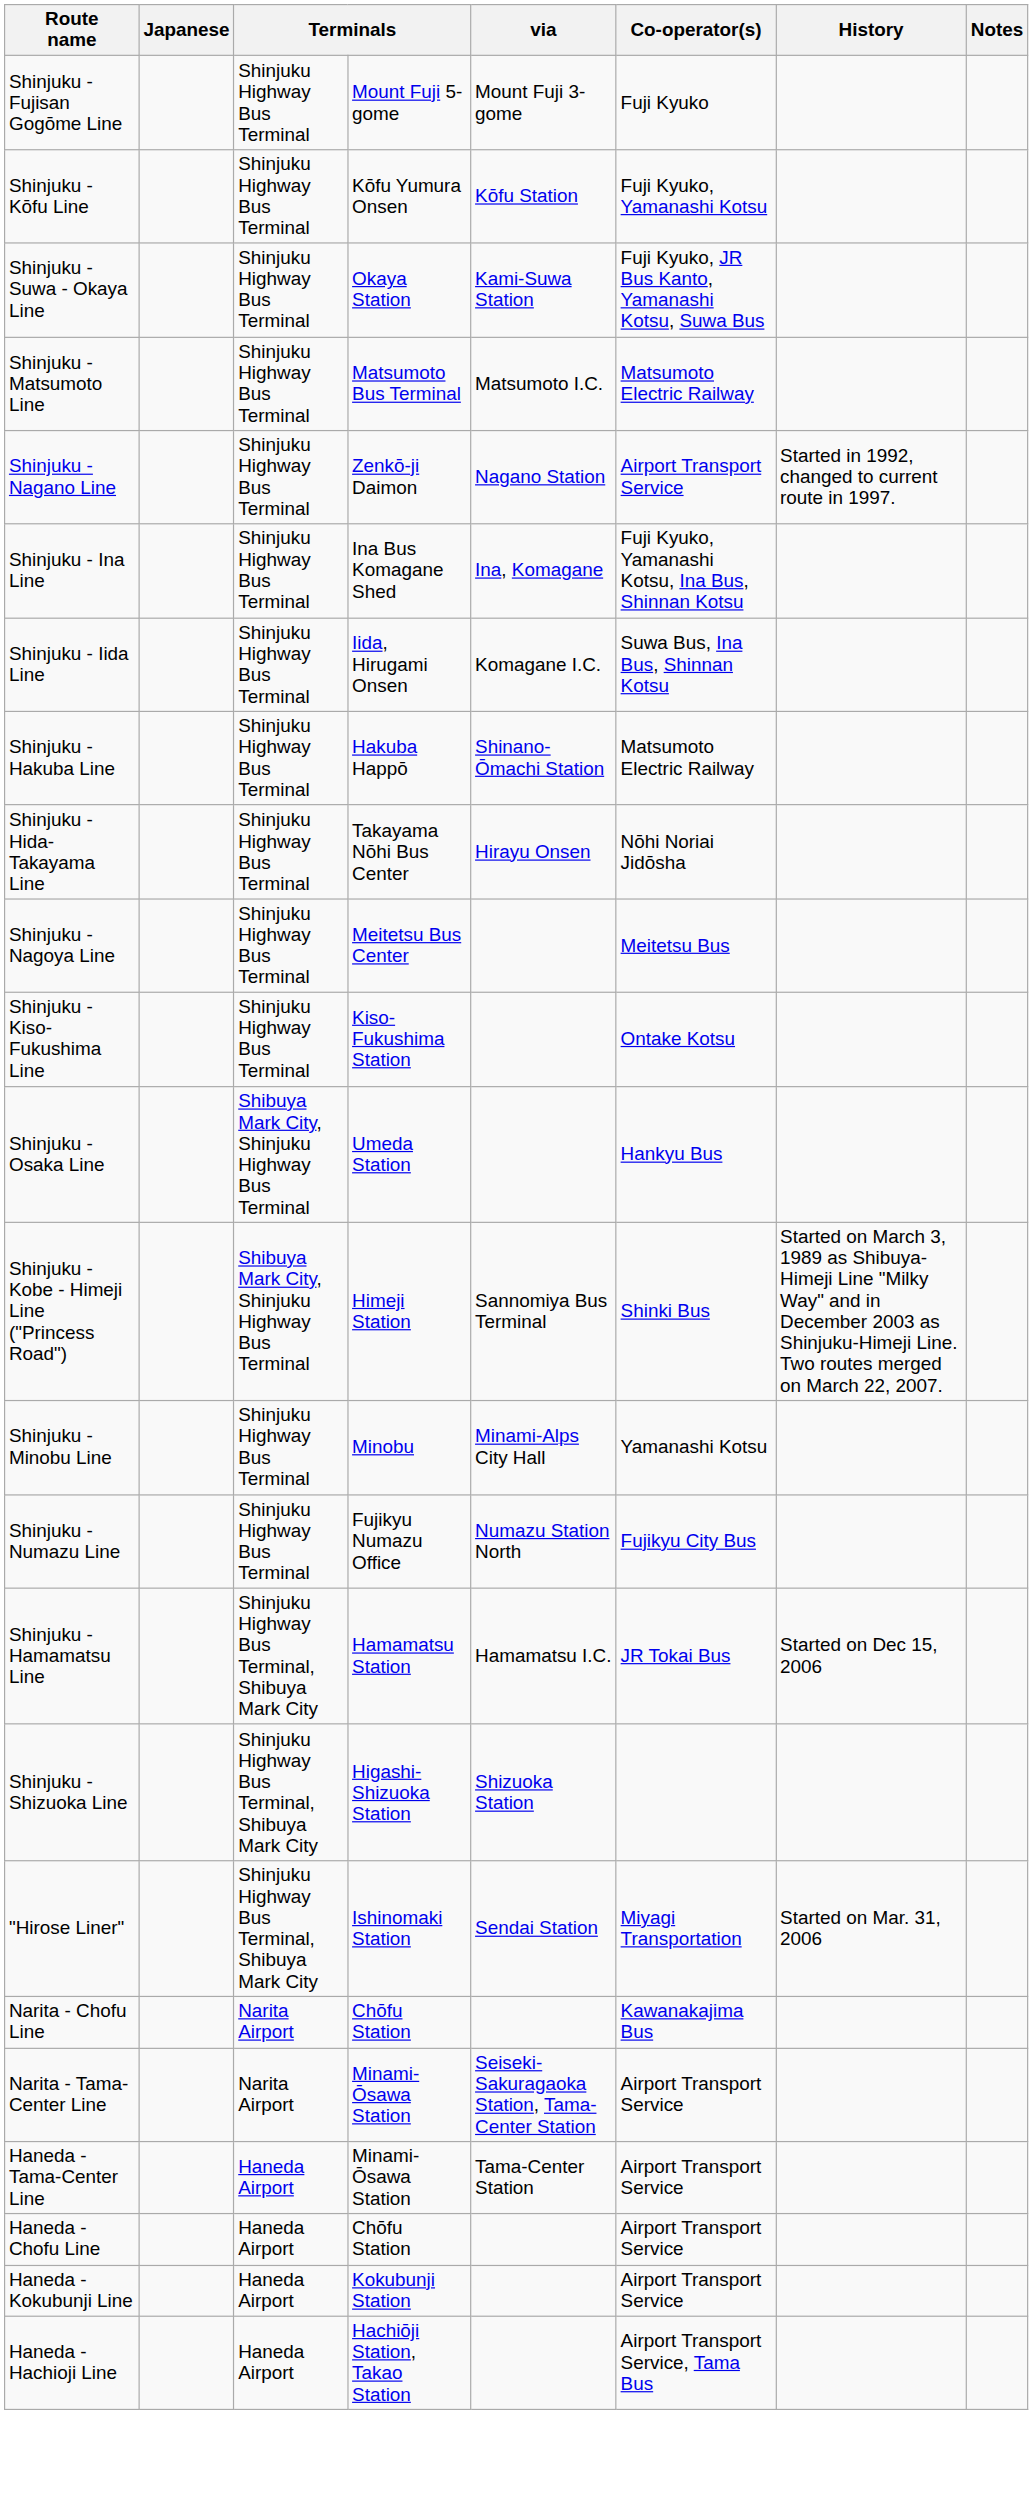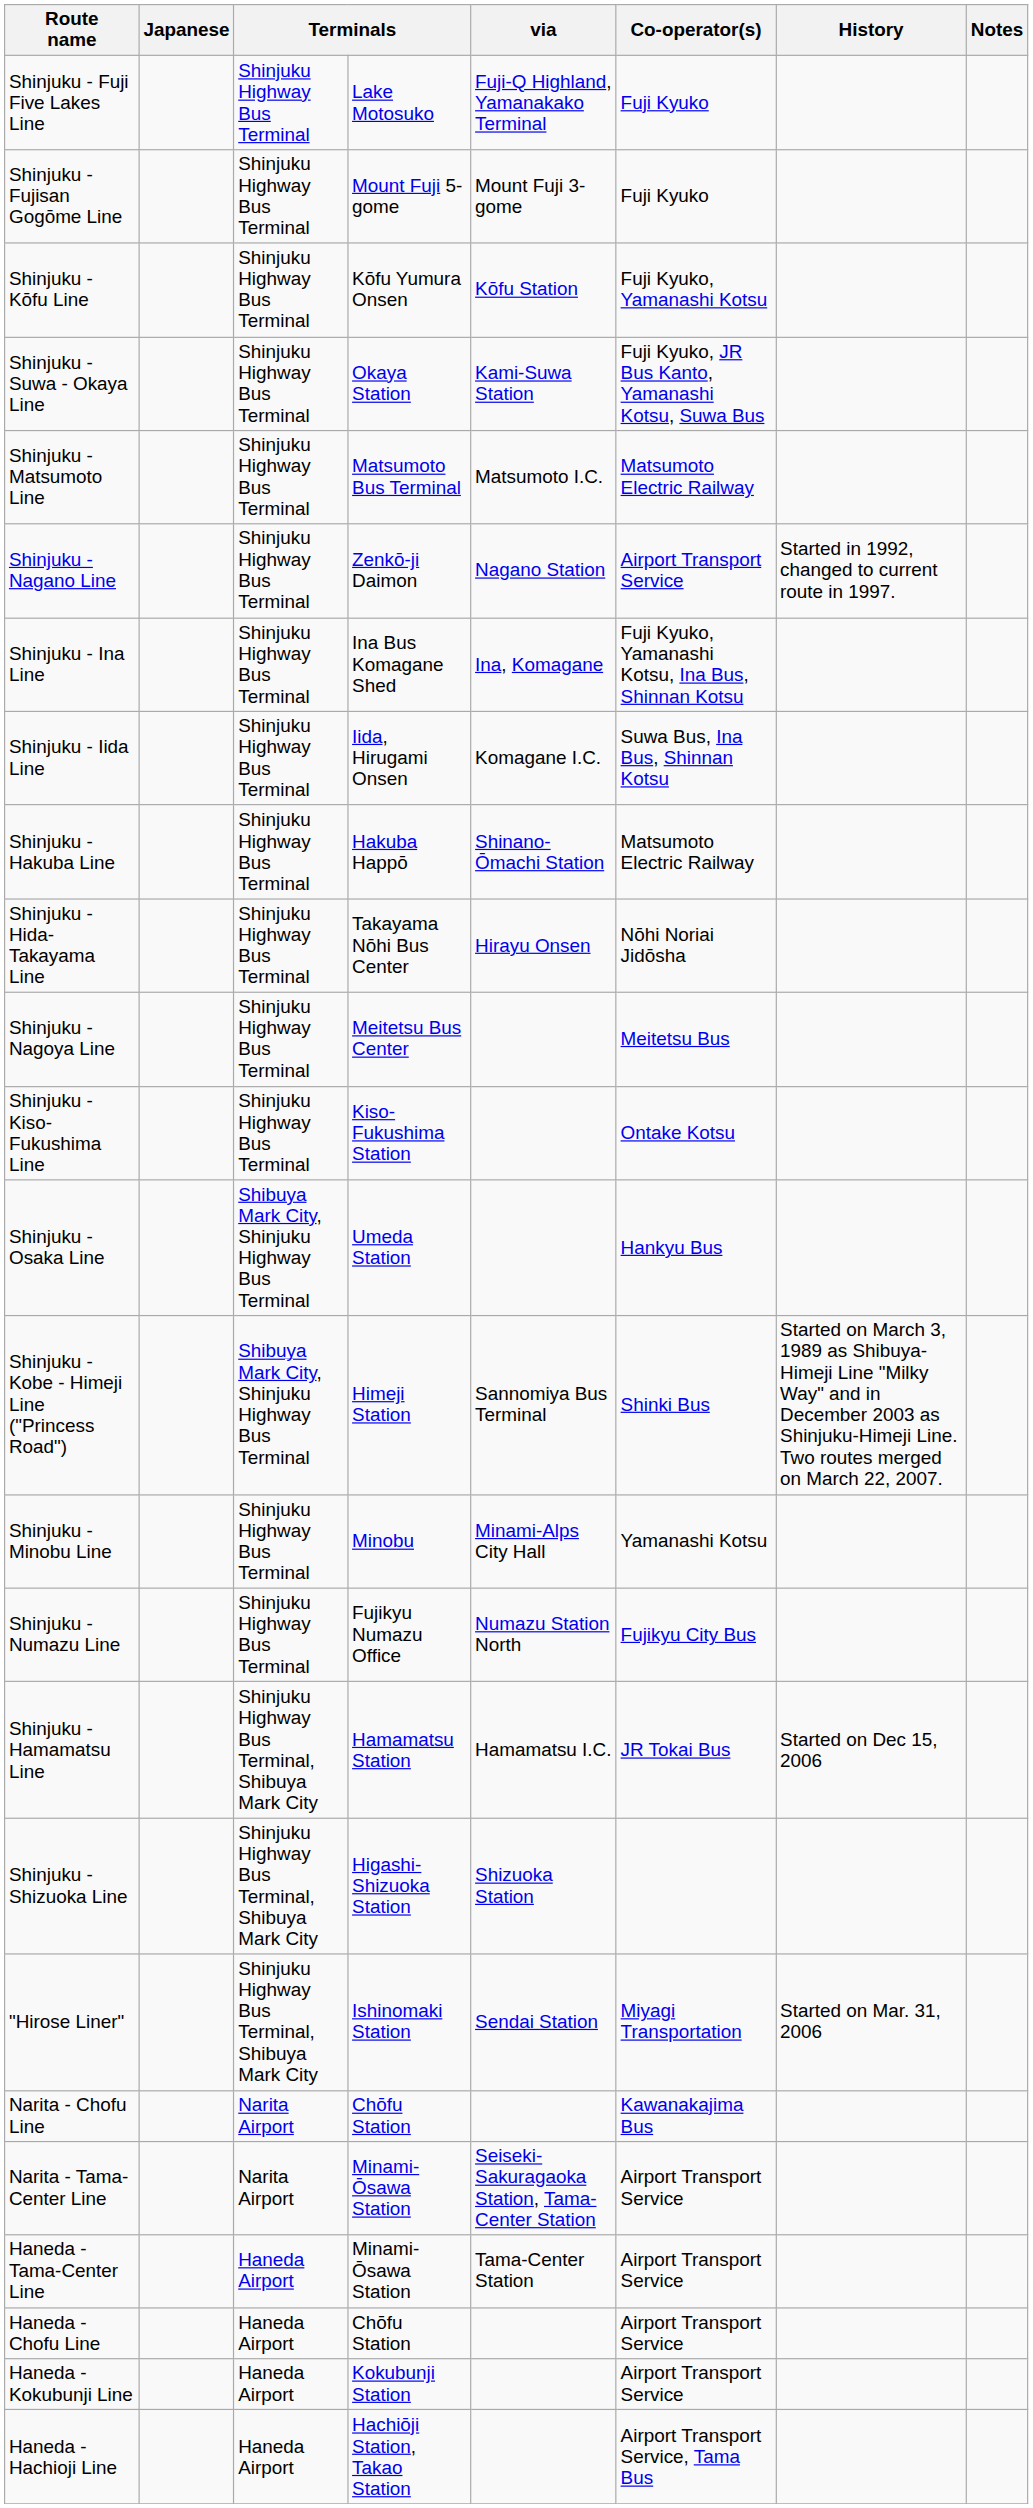+ row: (69, 102)
